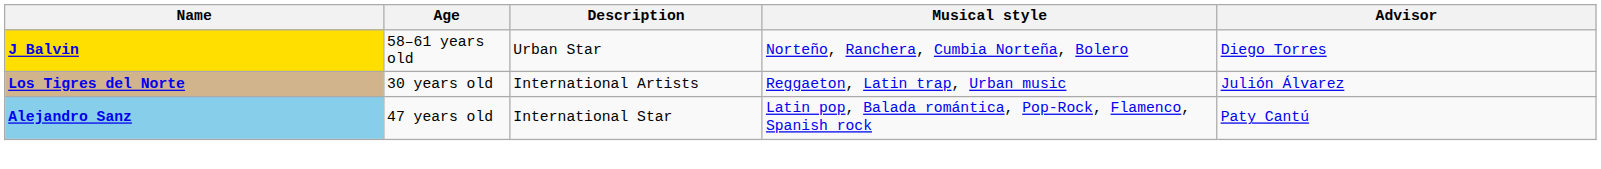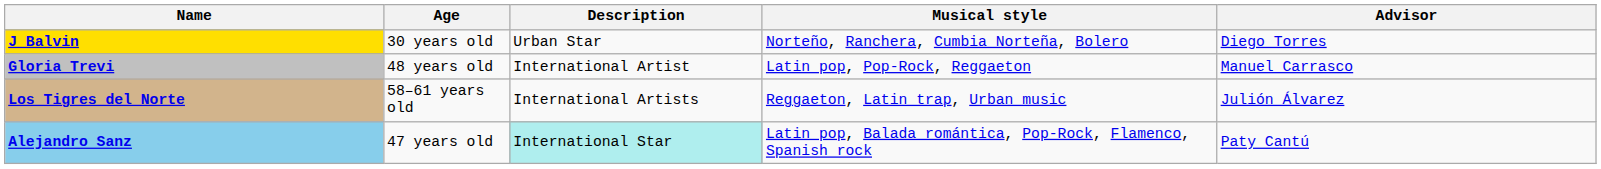(436, 50) 58–61 years old -> (440, 41) 30 years old
+ row: (61, 66)
(440, 84) 30 years old -> (436, 100) 58–61 years old
(593, 117) no background -> (593, 142) paleturquoise background
